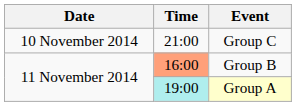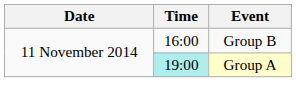- row: (250, 40)
(181, 64) lightsalmon background -> (181, 40) no background
